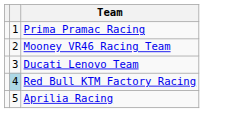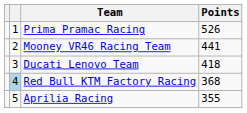+ column: (220, 13)
